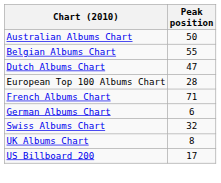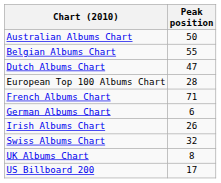+ row: (56, 126)
